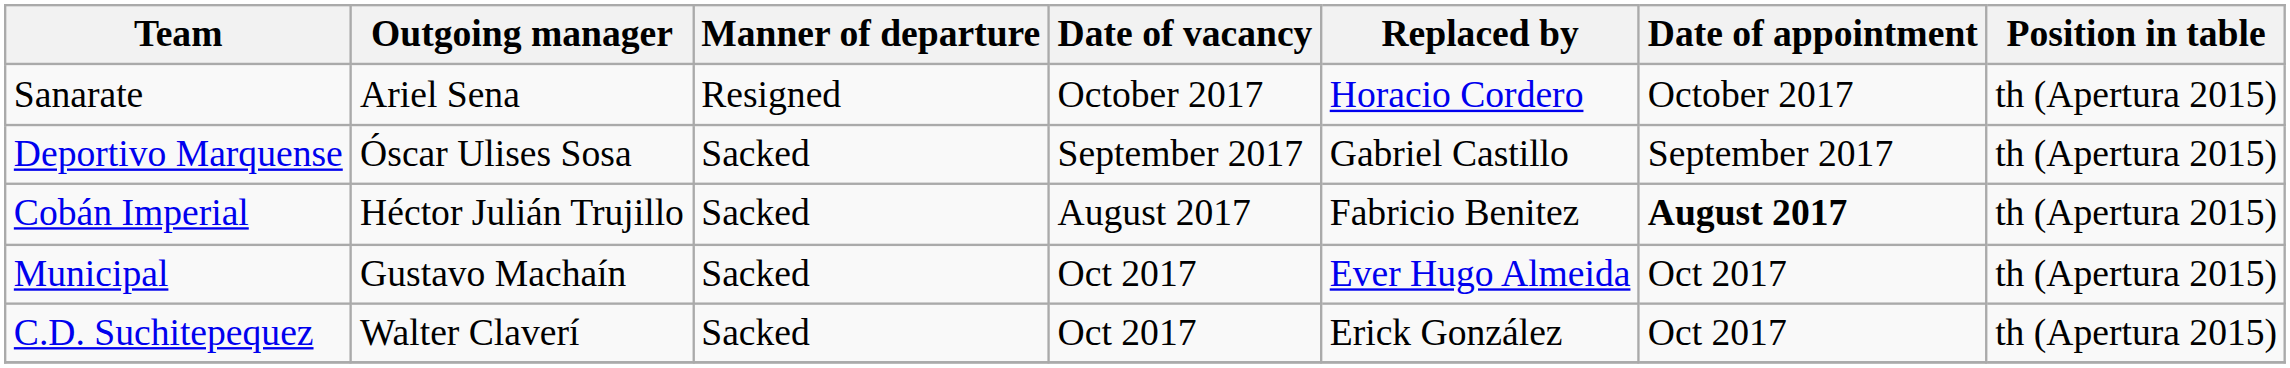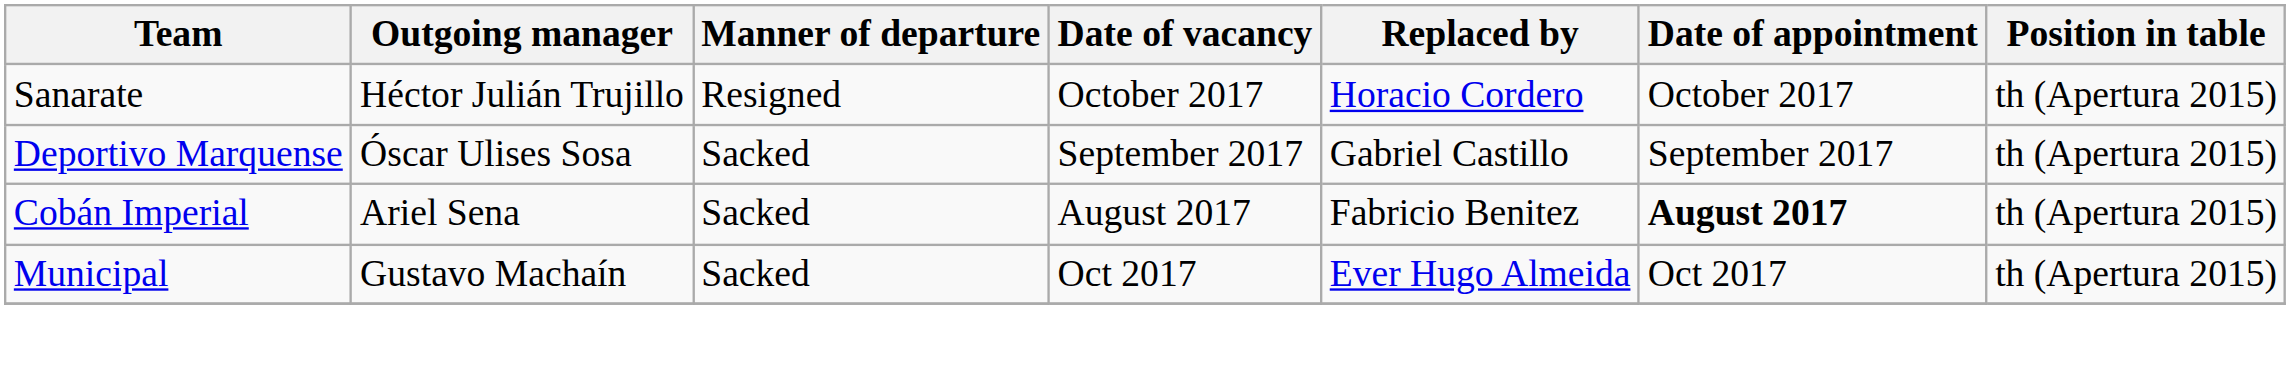(440, 93) Ariel Sena -> (522, 93) Héctor Julián Trujillo
(522, 213) Héctor Julián Trujillo -> (440, 213) Ariel Sena
- row: (164, 332)
